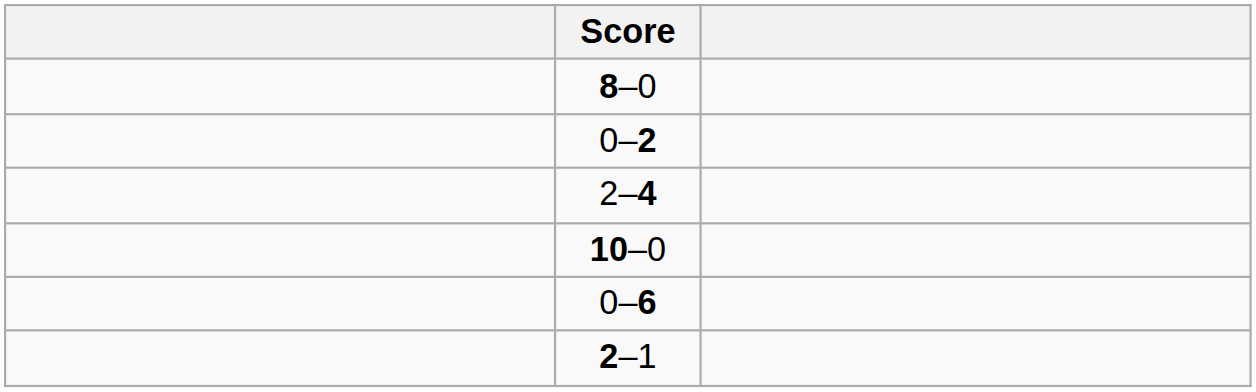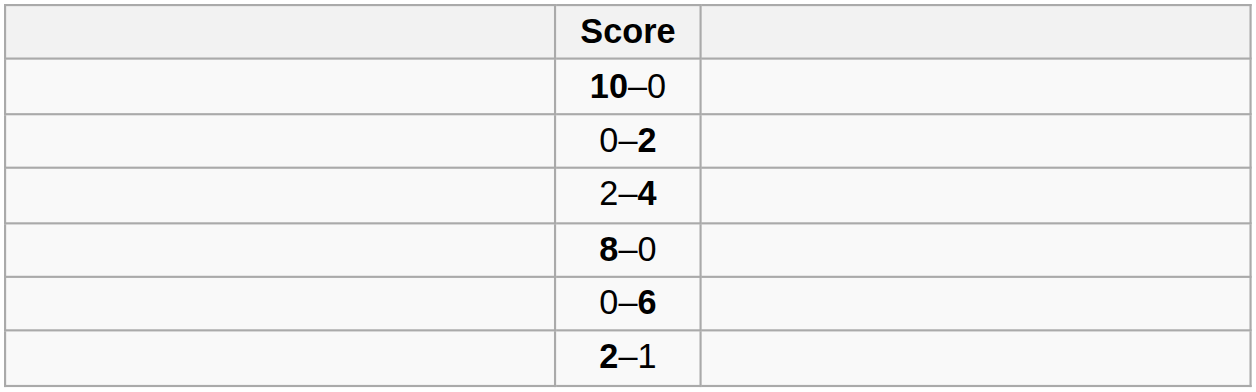rows swapped: (628, 85) <-> (628, 248)
